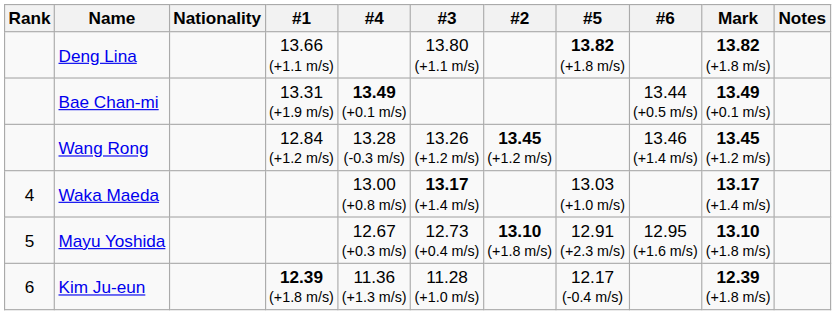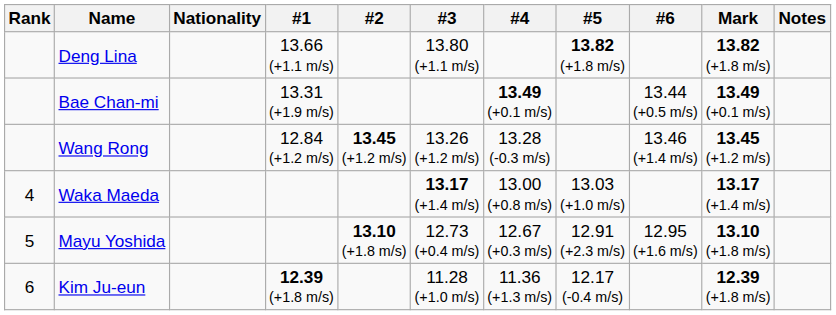columns swapped: (520, 18) <-> (374, 18)
